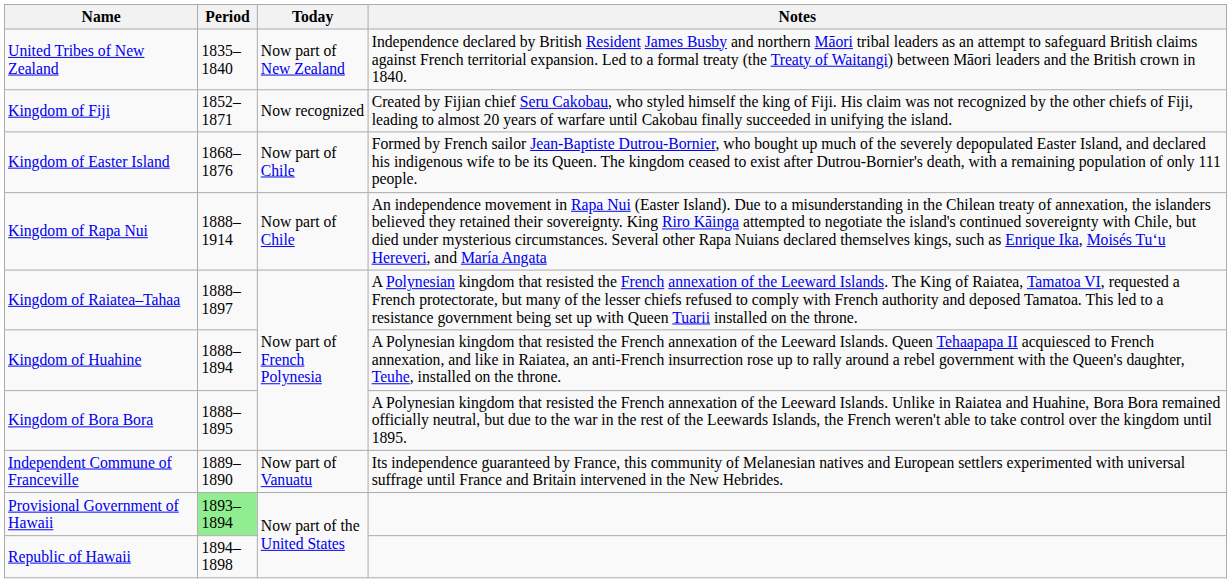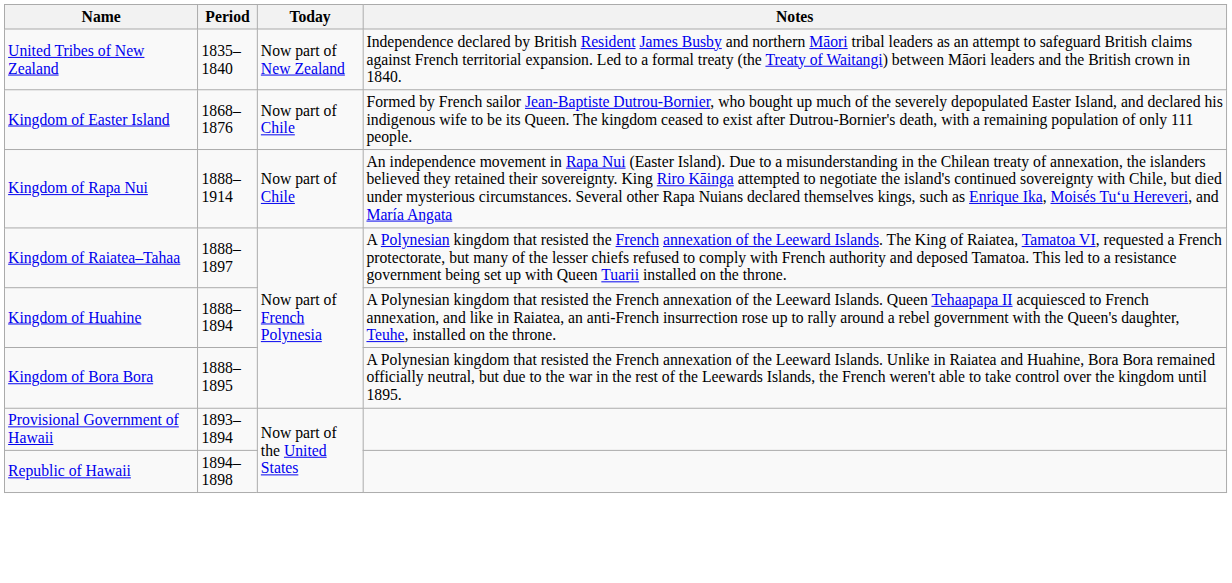- row: (59, 110)
- row: (90, 471)
(221, 514) lightgreen background -> (221, 429) no background
